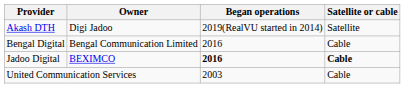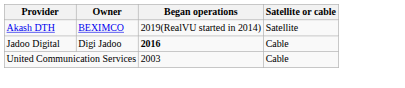(91, 28) Digi Jadoo -> (101, 28) BEXIMCO
- row: (36, 43)
(92, 59) BEXIMCO -> (100, 43) Digi Jadoo
(340, 59) bold -> (277, 43) normal
